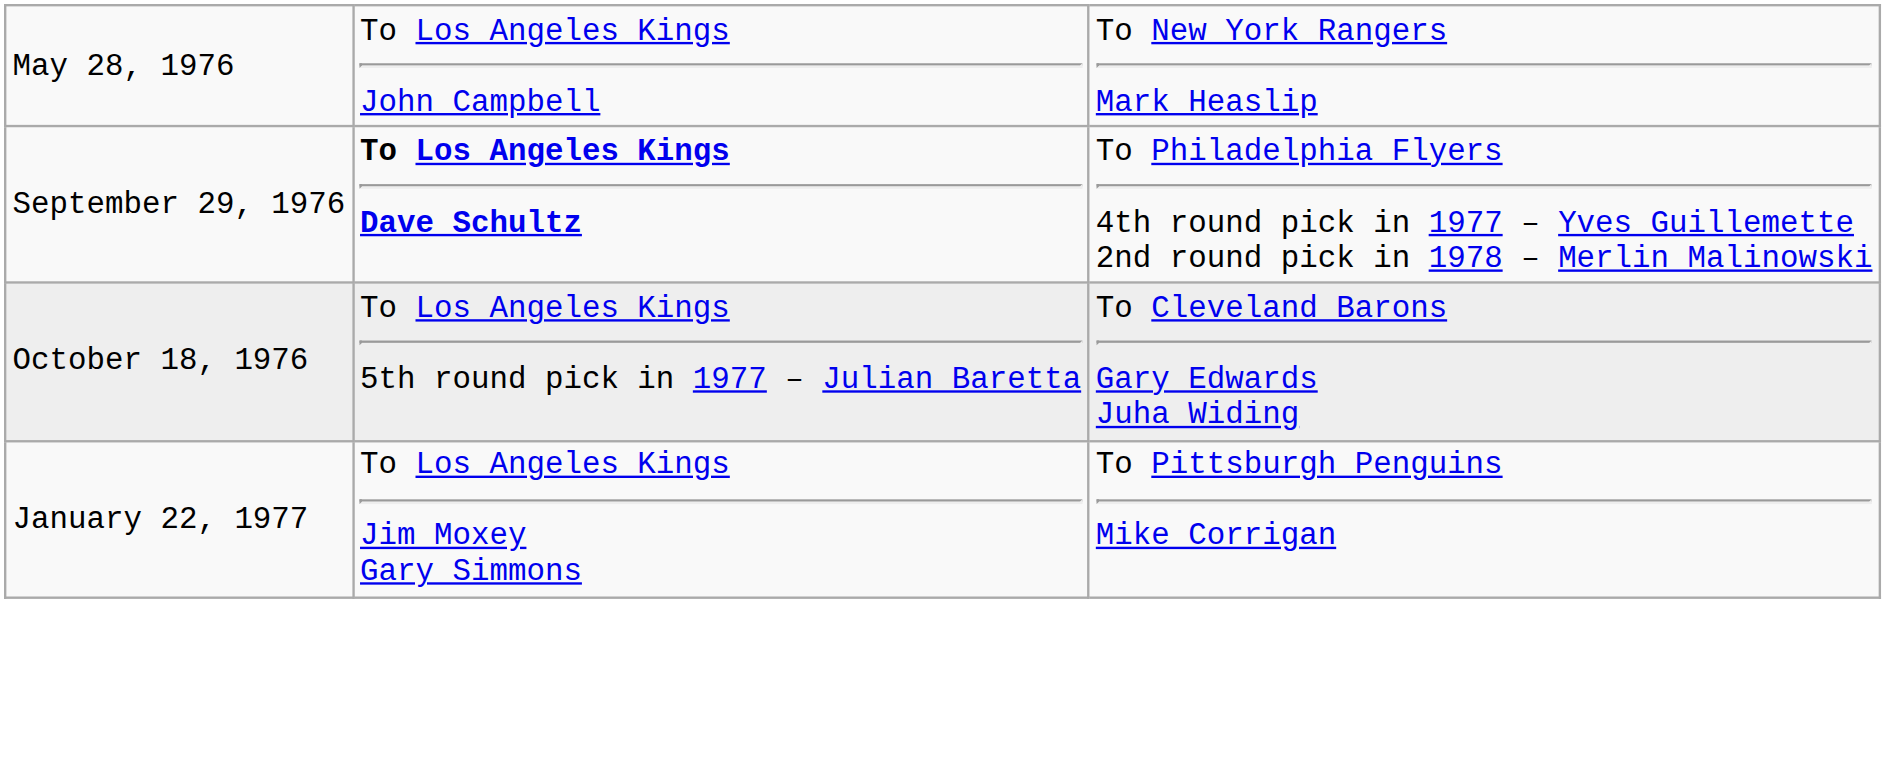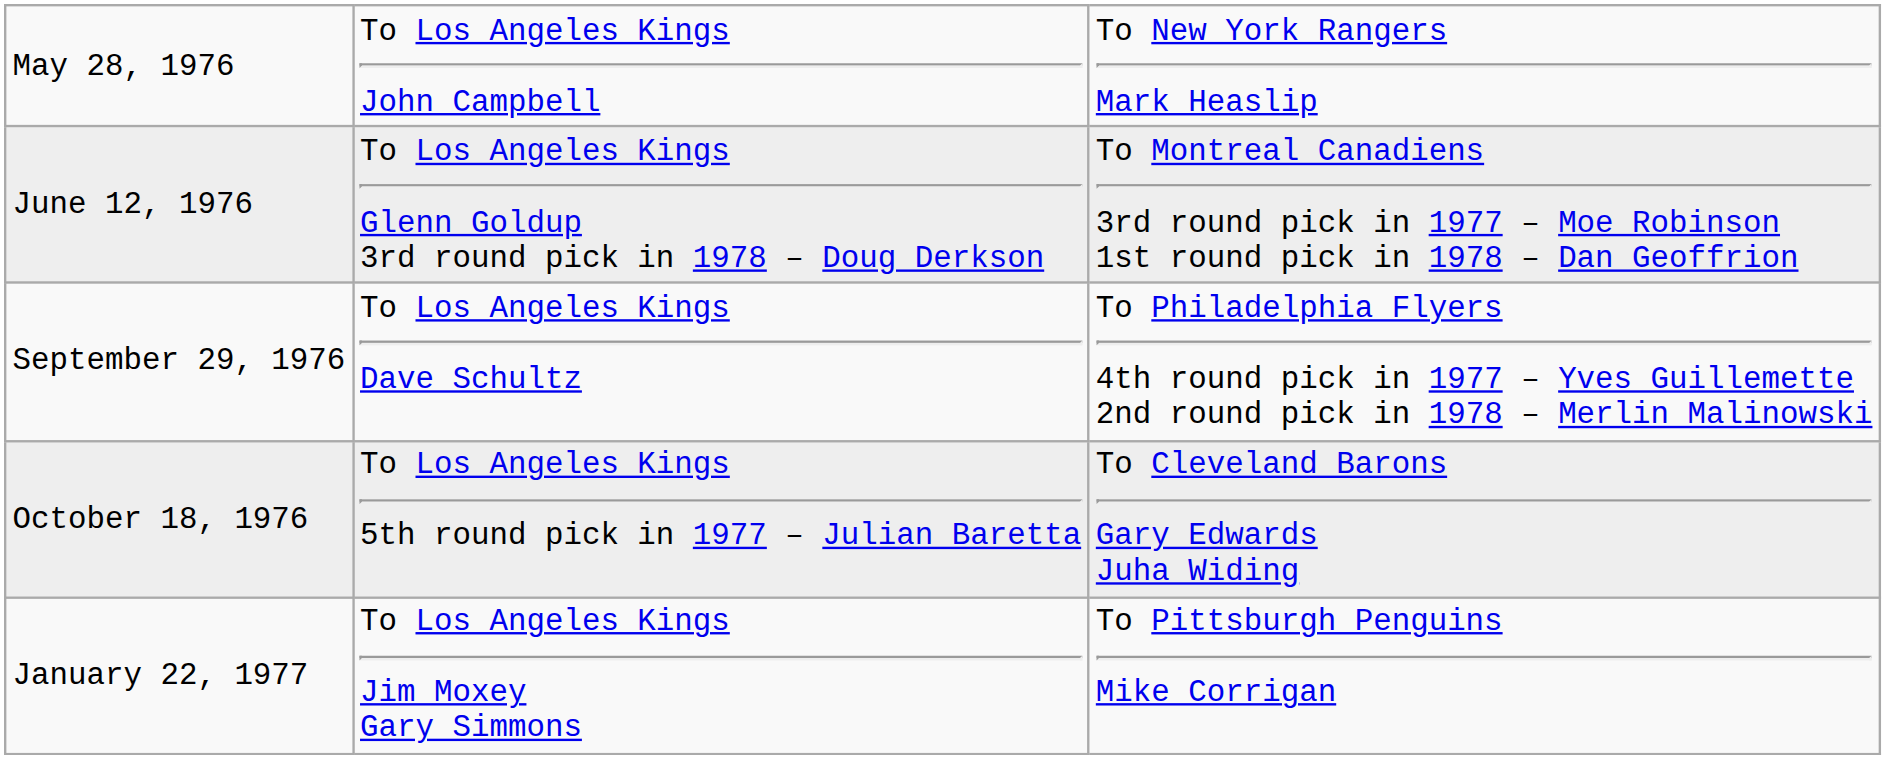+ row: (133, 205)
(721, 187) bold -> (721, 344) normal
